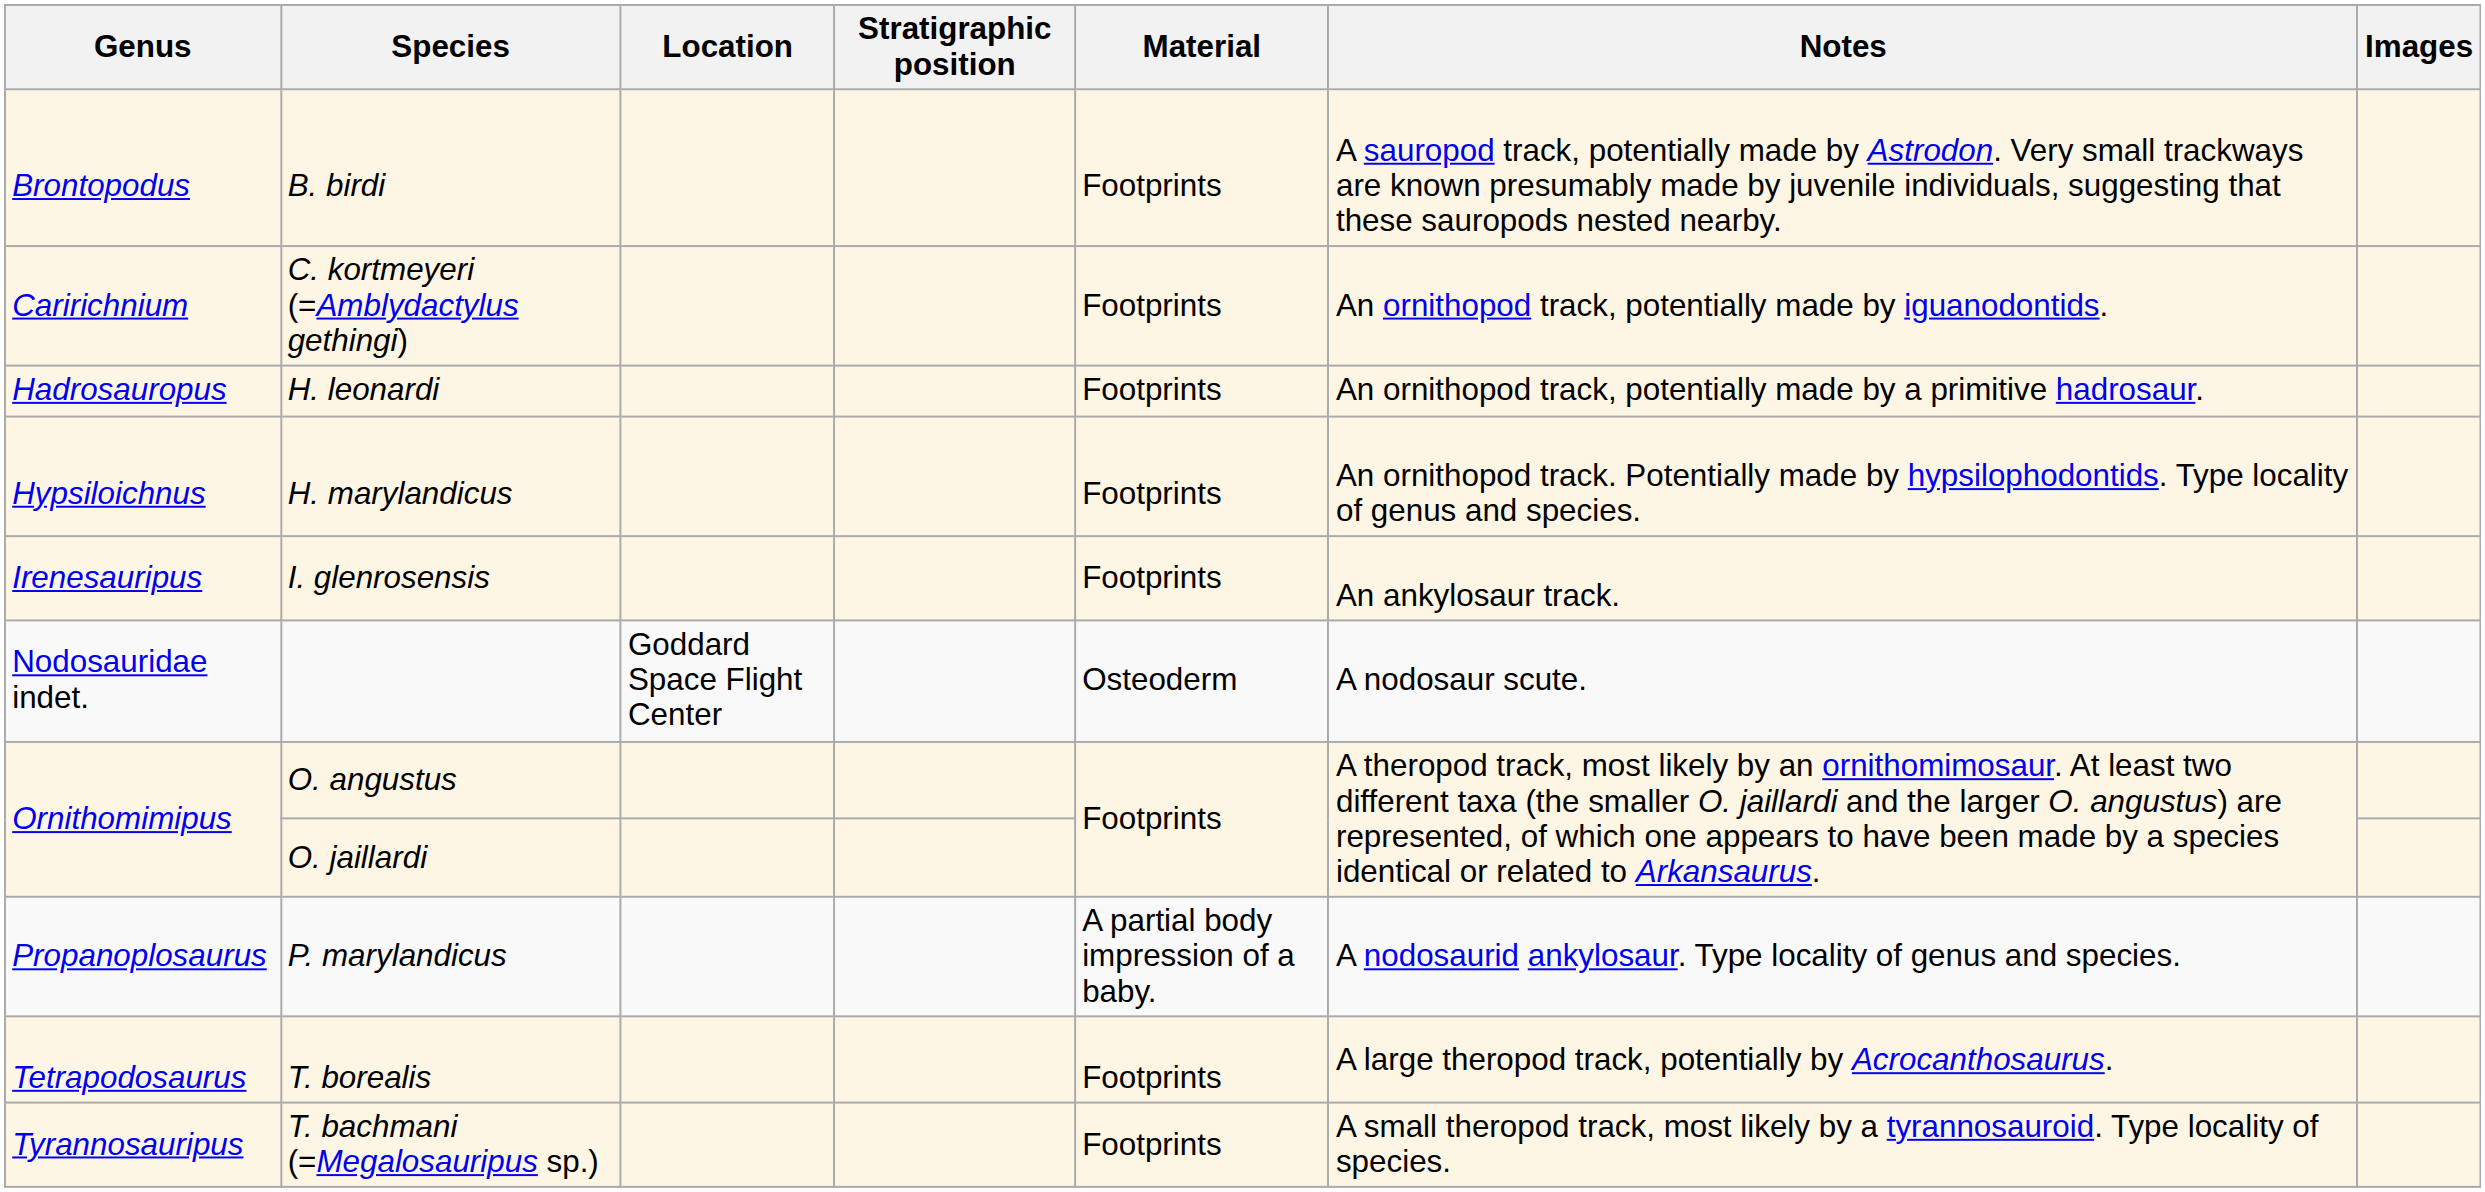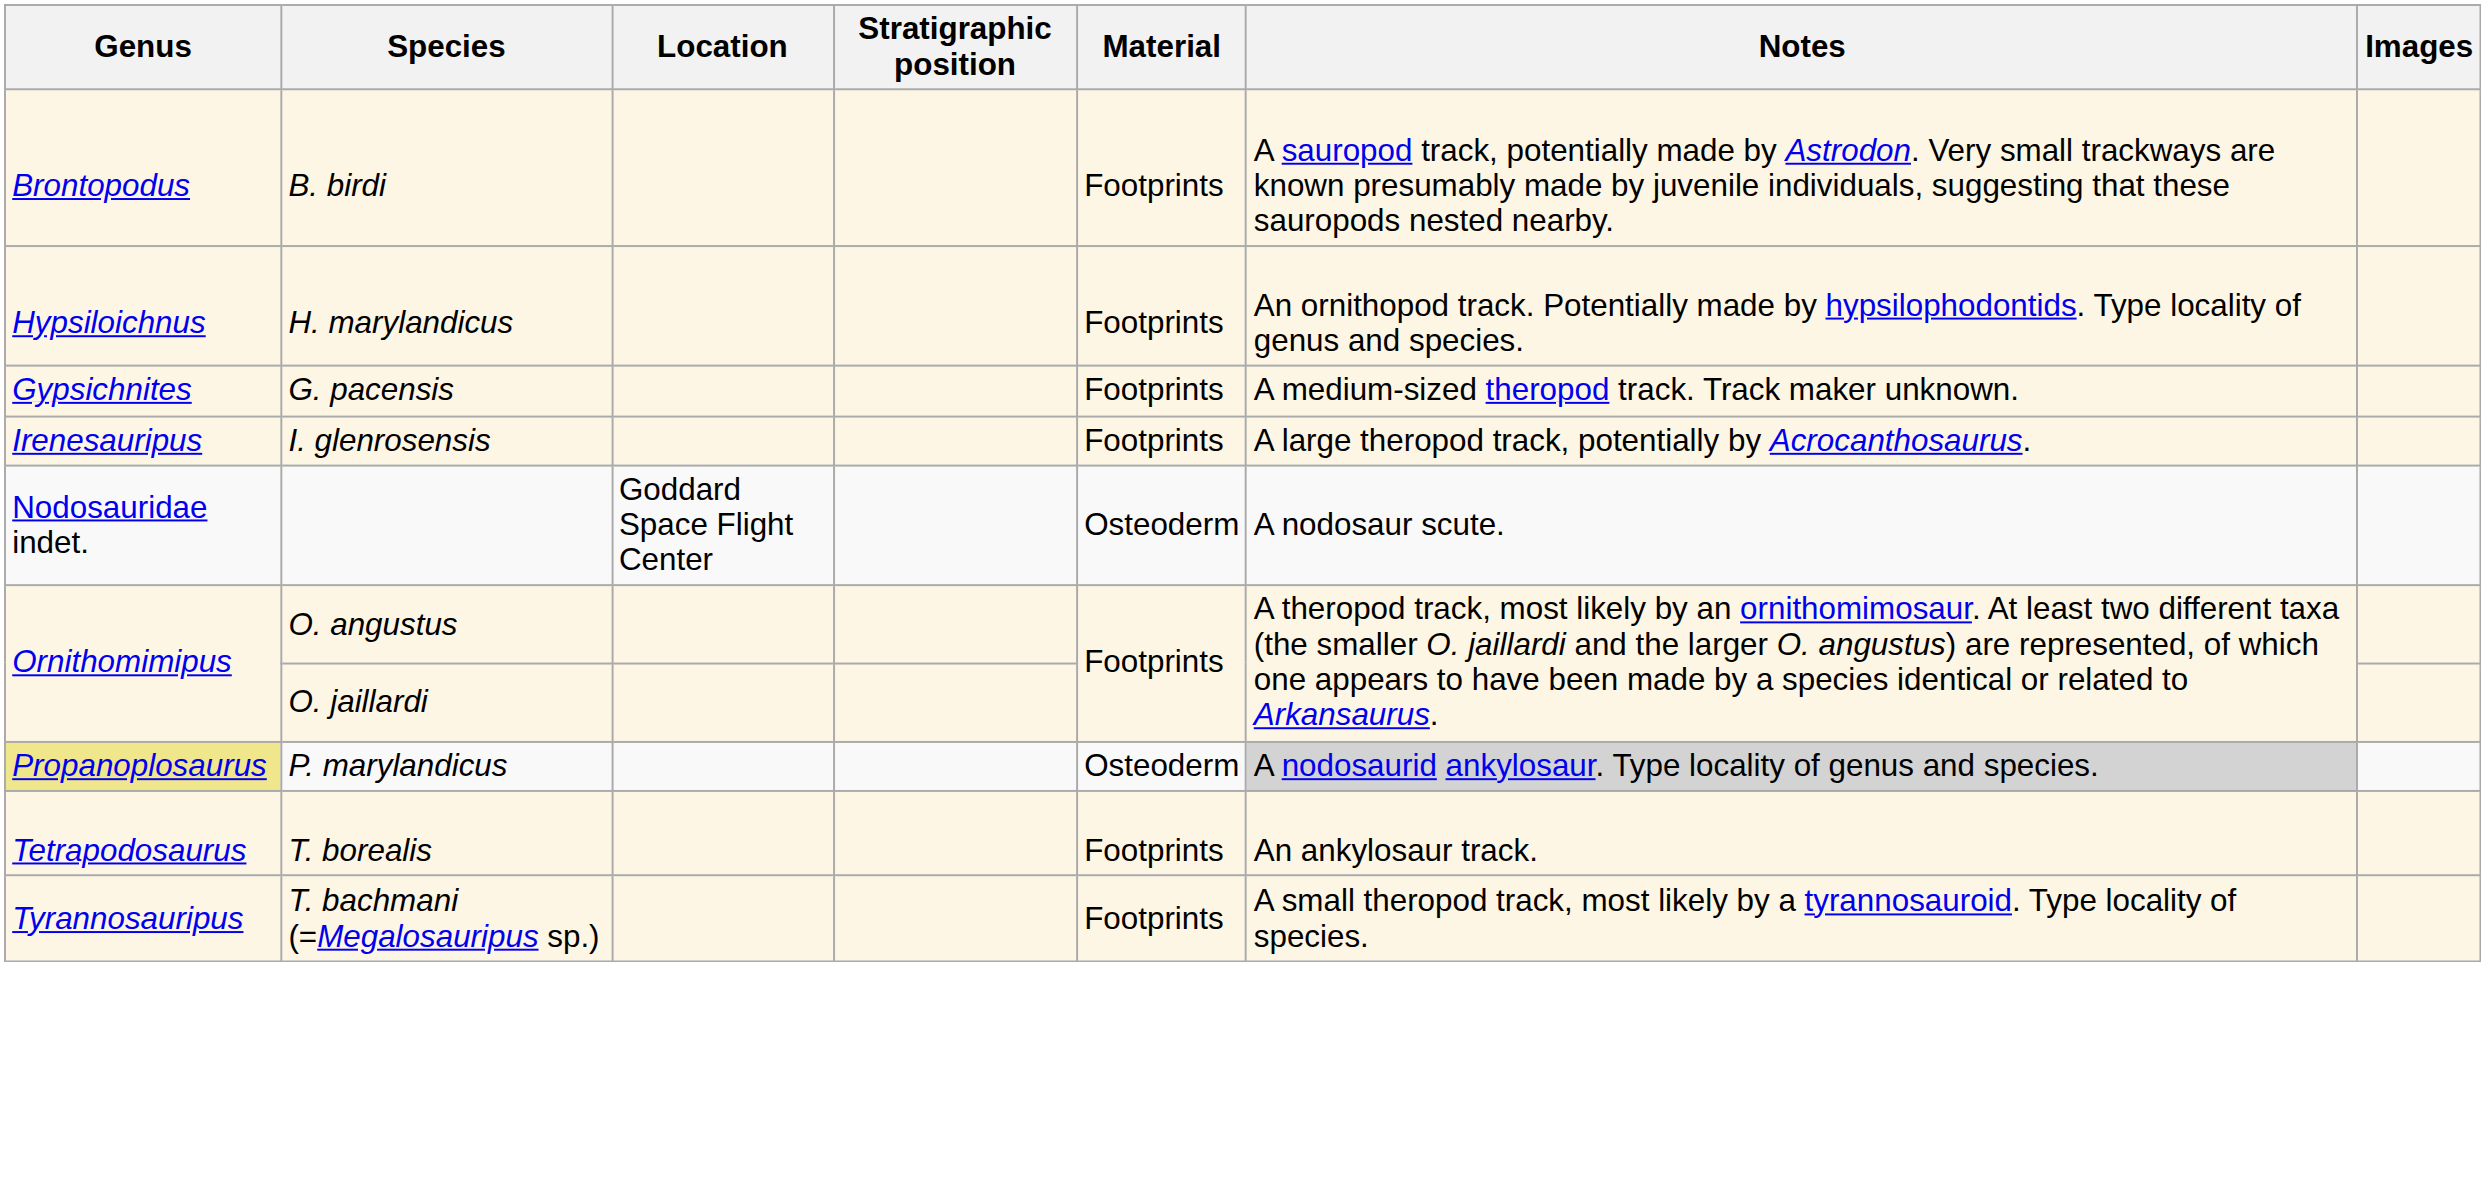- row: (403, 305)
- row: (364, 390)
+ row: (371, 390)
(1478, 595) An ankylosaur track. -> (1643, 439) A large theropod track, potentially by Acrocanthosaurus.
(139, 956) no background -> (139, 765) khaki background
(1188, 956) A partial body impression of a baby. -> (1162, 765) Osteoderm
(1758, 956) no background -> (1676, 765) lightgrey background
(1725, 1059) A large theropod track, potentially by Acrocanthosaurus. -> (1396, 850) An ankylosaur track.
